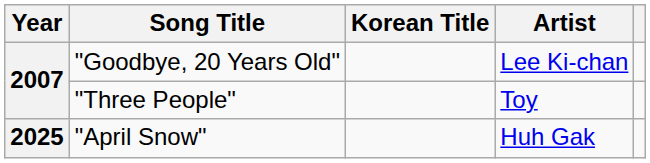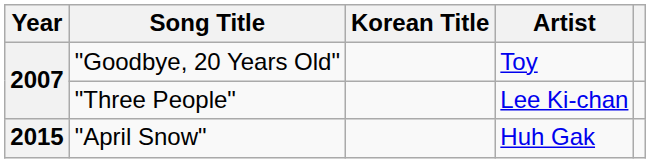(564, 61) Lee Ki-chan -> (519, 61) Toy
(519, 99) Toy -> (564, 99) Lee Ki-chan
(37, 137) 2025 -> (37, 137) 2015
